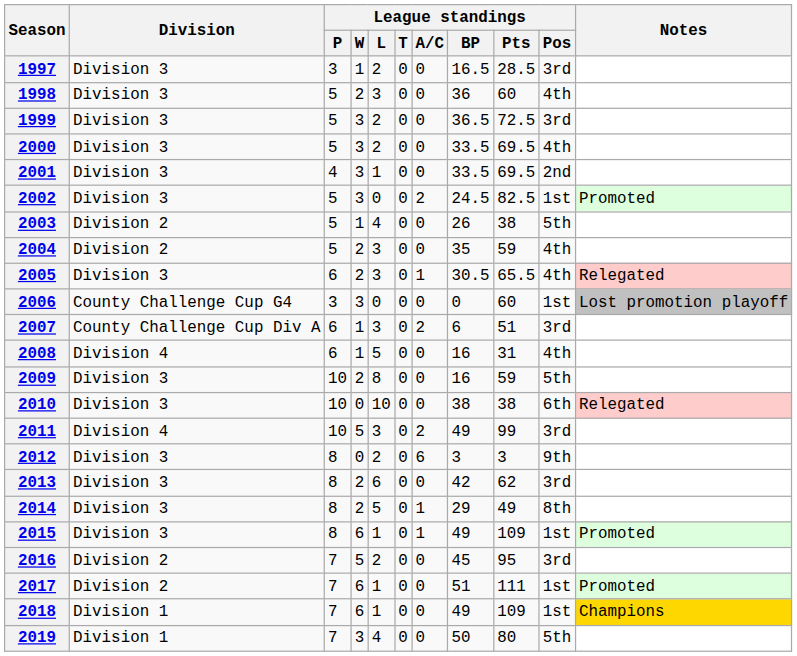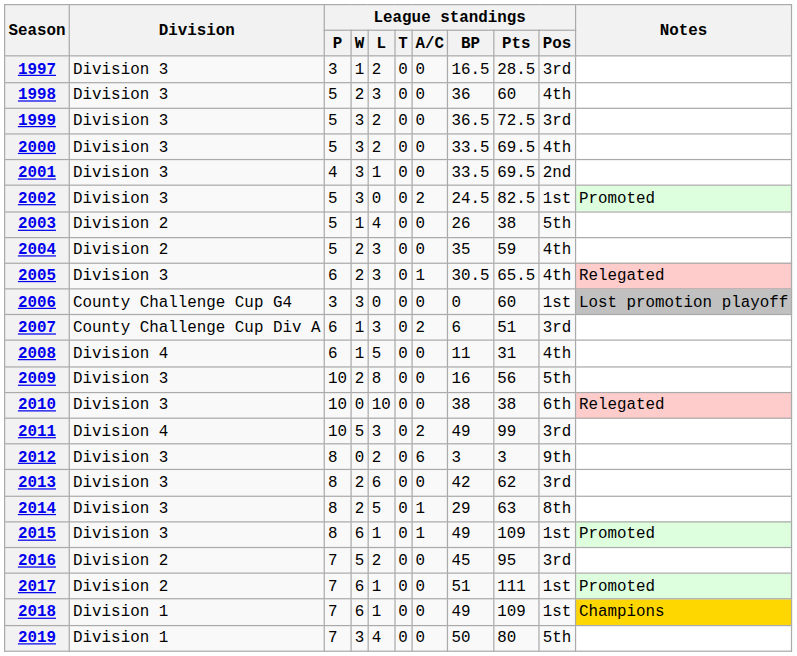(461, 354) 16 -> (461, 354) 11
(507, 379) 59 -> (507, 379) 56
(507, 509) 49 -> (507, 509) 63
